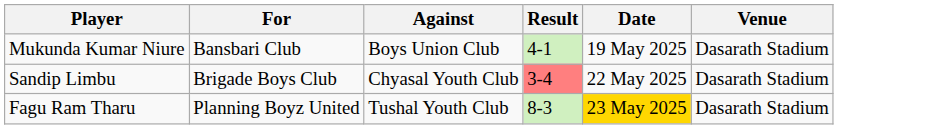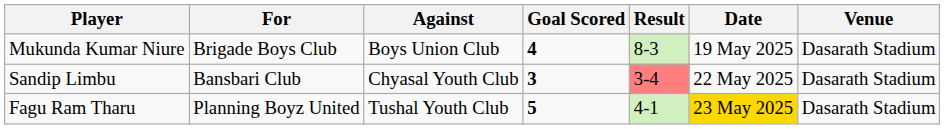+ column: (576, 19)
(247, 49) Bansbari Club -> (265, 49) Brigade Boys Club
(540, 49) 4-1 -> (646, 49) 8-3
(265, 78) Brigade Boys Club -> (247, 78) Bansbari Club
(540, 108) 8-3 -> (646, 108) 4-1
